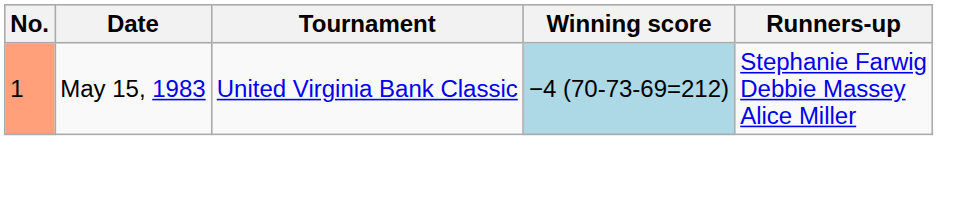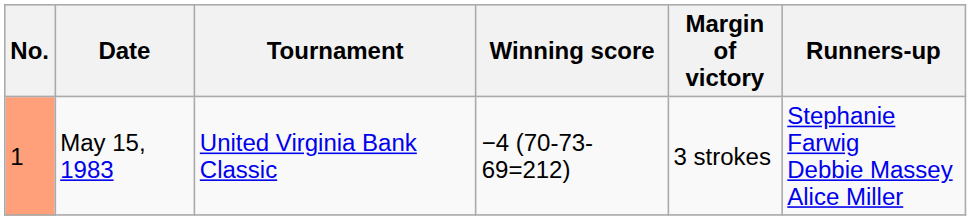+ column: (725, 51)
(629, 89) lightblue background -> (537, 156) no background
